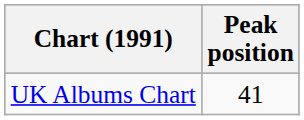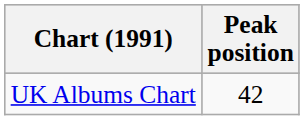(251, 93) 41 -> (251, 93) 42
